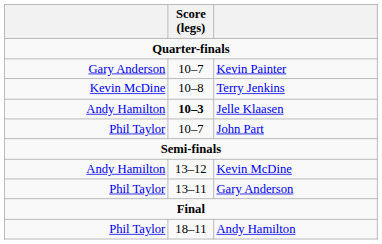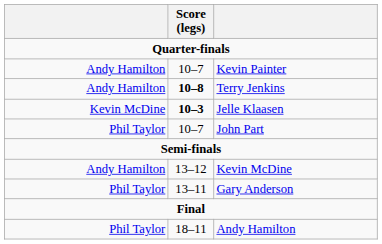(127, 68) Gary Anderson -> (126, 68) Andy Hamilton
(128, 88) Kevin McDine -> (126, 88) Andy Hamilton
(191, 88) normal -> (191, 88) bold
(126, 108) Andy Hamilton -> (128, 108) Kevin McDine
